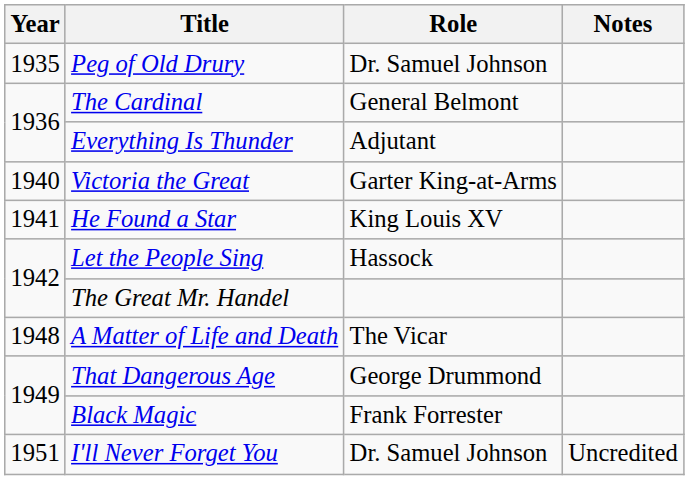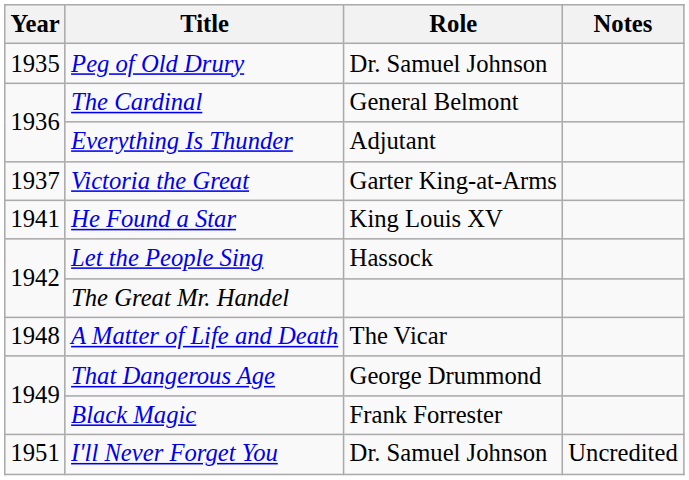(35, 180) 1940 -> (35, 180) 1937
